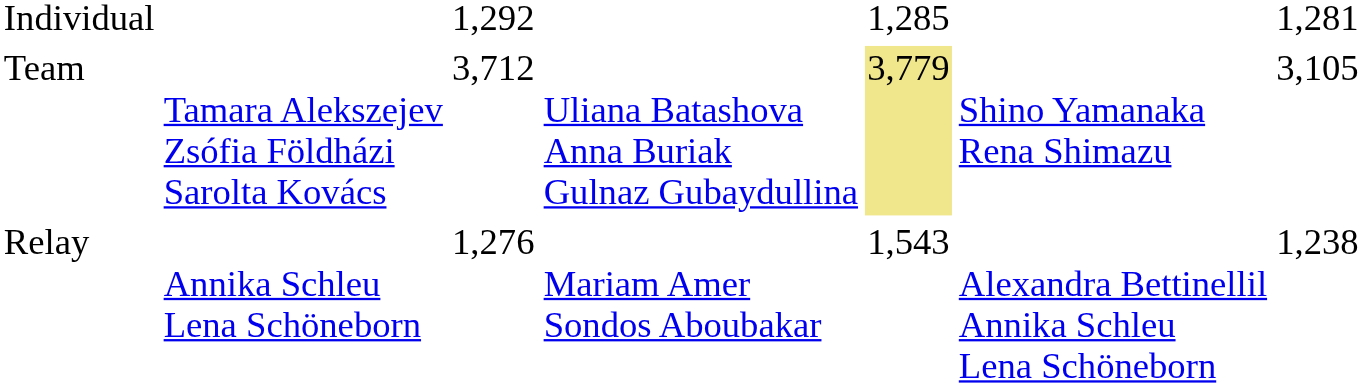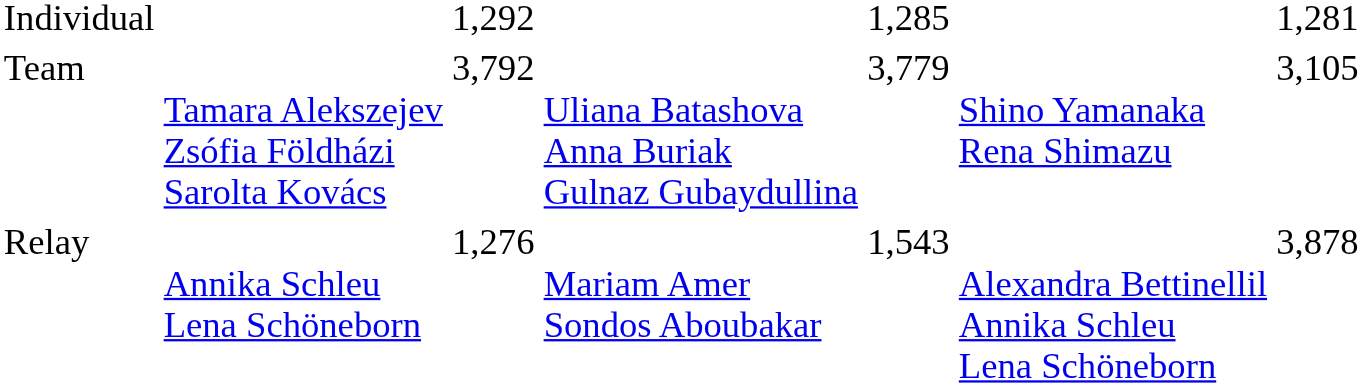(493, 68) 3,712 -> (493, 68) 3,792
(908, 68) khaki background -> (908, 68) no background
(1317, 242) 1,238 -> (1317, 242) 3,878
